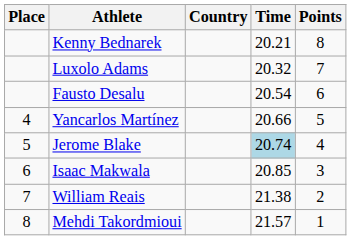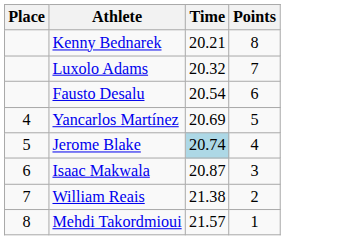- column: (218, 17)
(273, 119) 20.66 -> (207, 119) 20.69
(273, 171) 20.85 -> (207, 171) 20.87
